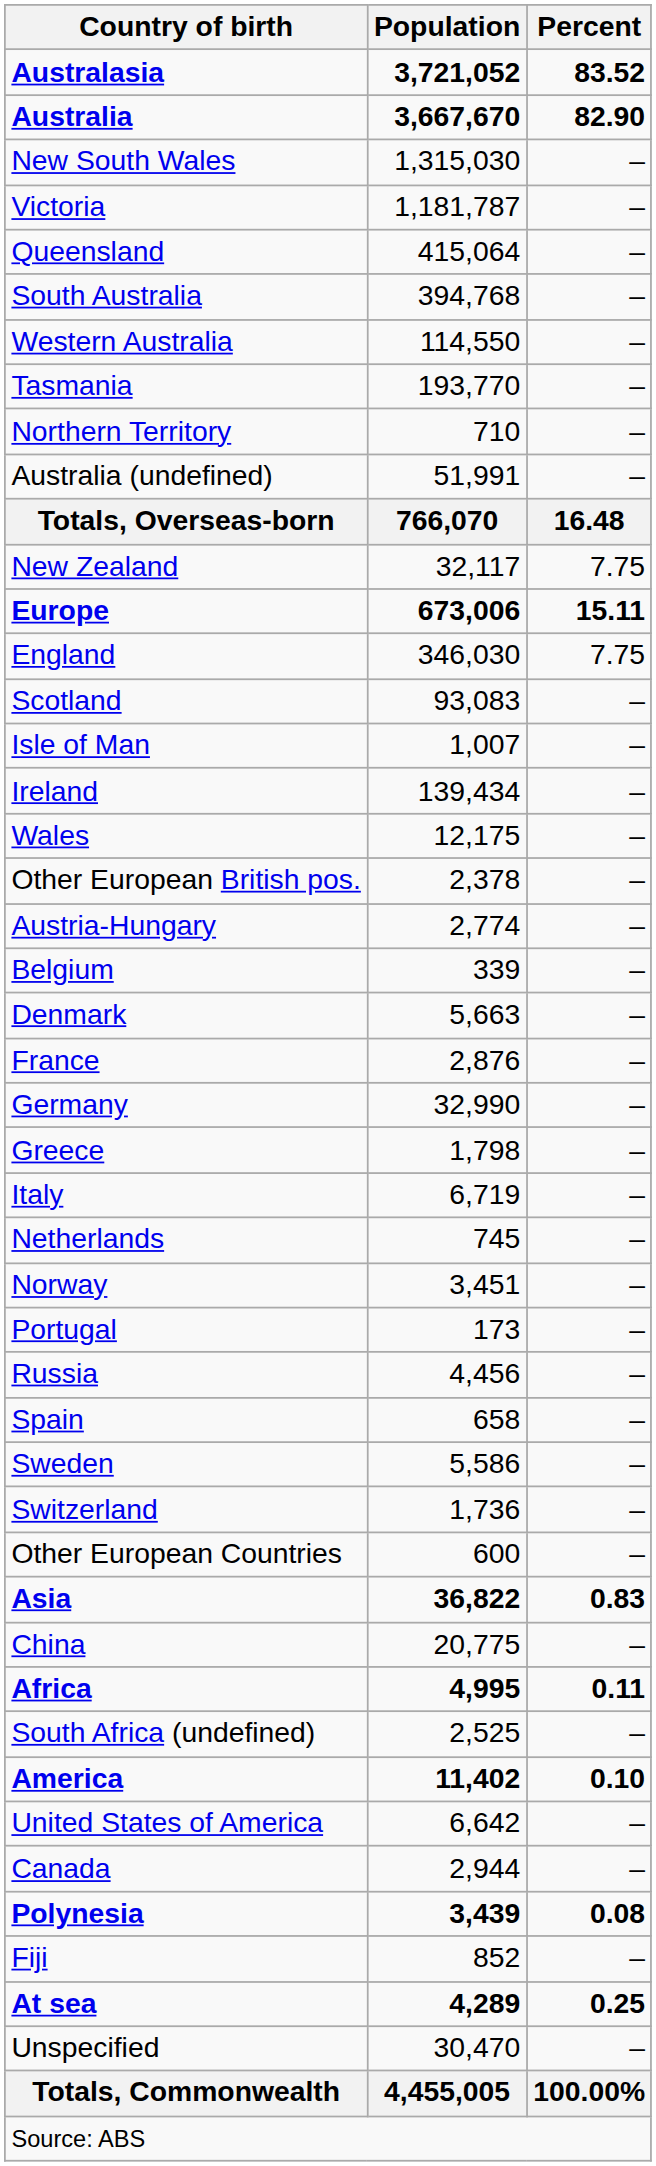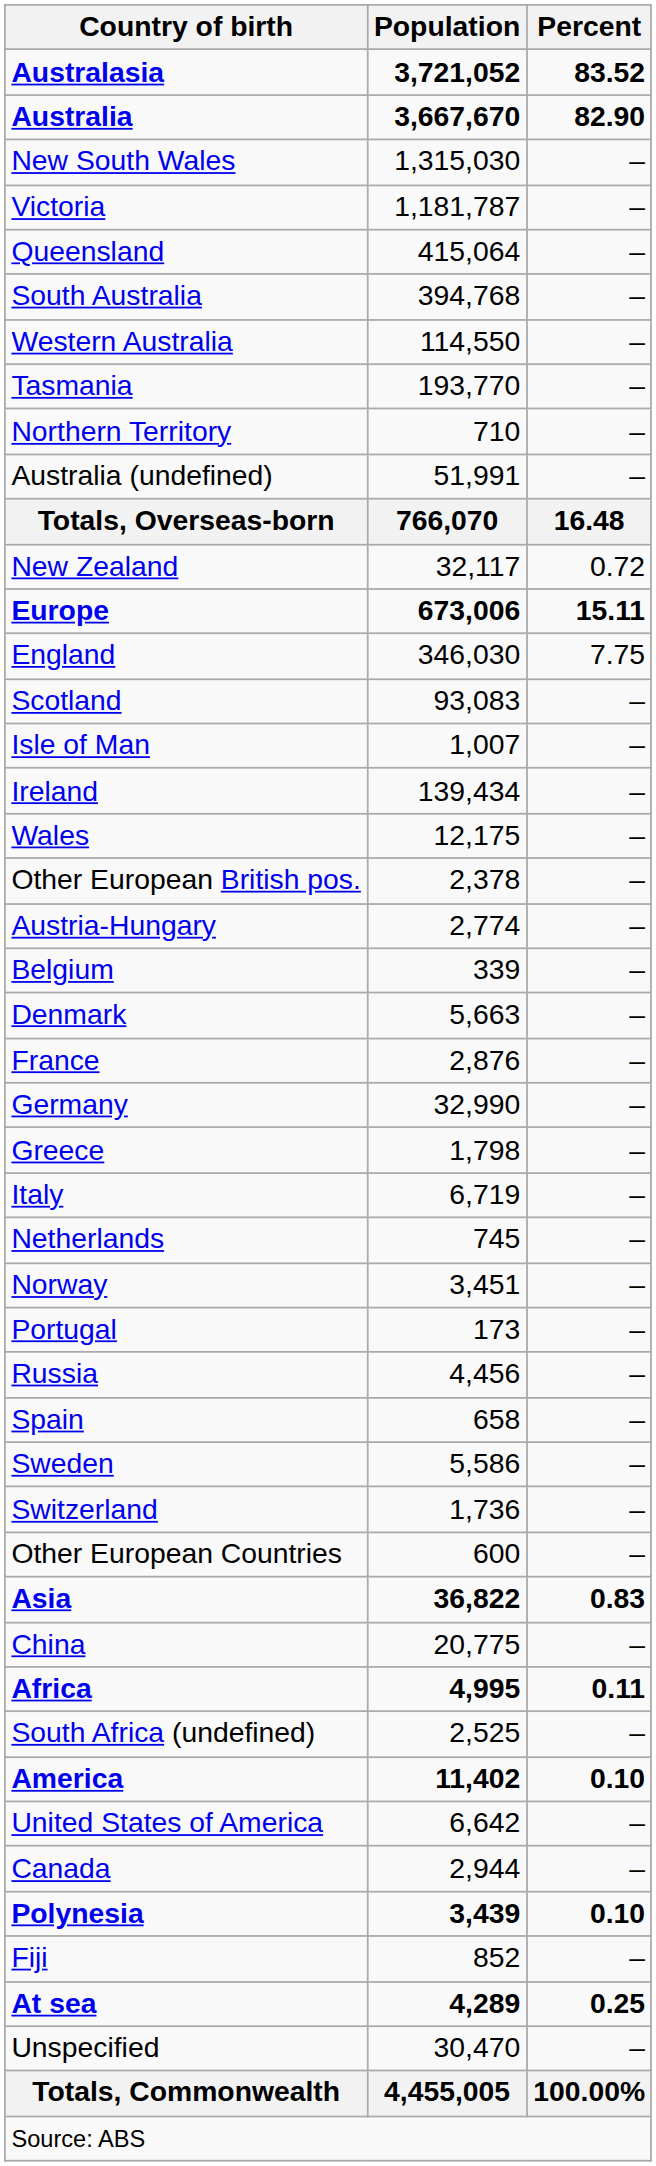(618, 565) 7.75 -> (618, 565) 0.72
(618, 1913) 0.08 -> (618, 1913) 0.10
